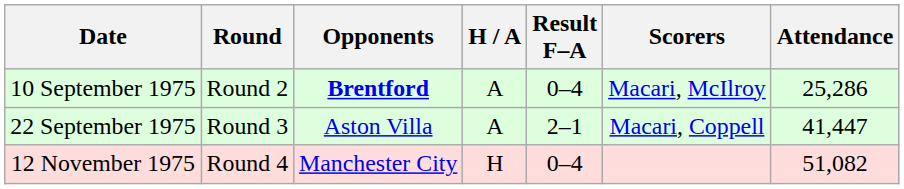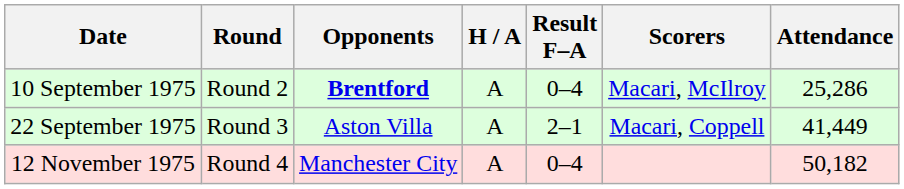(835, 125) 41,447 -> (835, 125) 41,449
(495, 163) H -> (495, 163) A
(835, 163) 51,082 -> (835, 163) 50,182
